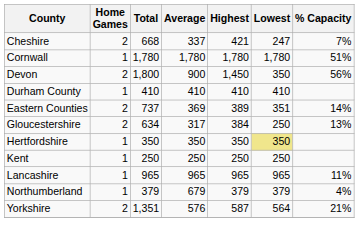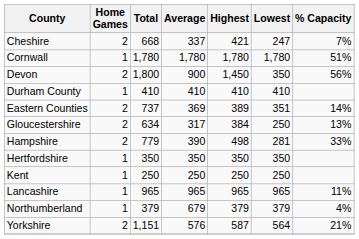+ row: (32, 141)
(281, 141) khaki background -> (281, 158) no background
(146, 208) 1,351 -> (146, 225) 1,151
